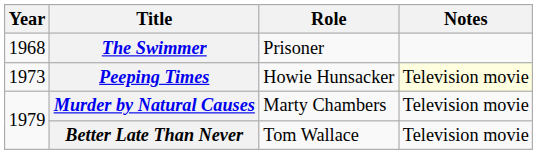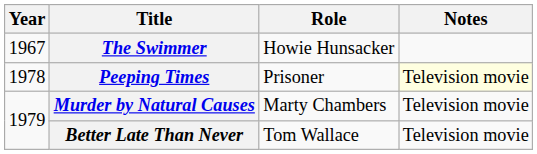(27, 47) 1968 -> (27, 47) 1967
(294, 47) Prisoner -> (329, 47) Howie Hunsacker
(27, 76) 1973 -> (27, 76) 1978
(329, 76) Howie Hunsacker -> (294, 76) Prisoner
